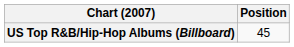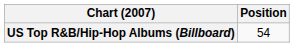(263, 32) 45 -> (263, 32) 54
